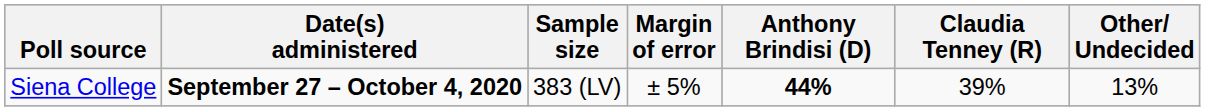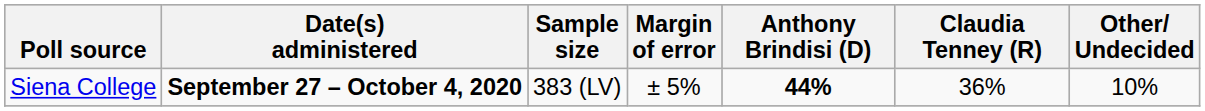(982, 87) 39% -> (982, 87) 36%
(1135, 87) 13% -> (1135, 87) 10%
